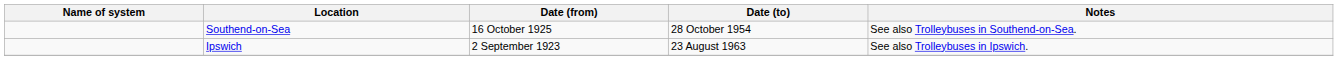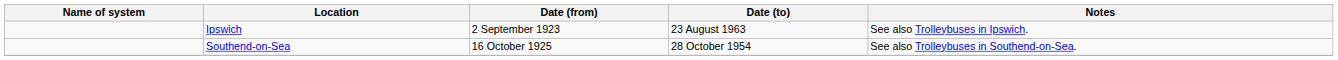rows swapped: (224, 47) <-> (248, 30)
